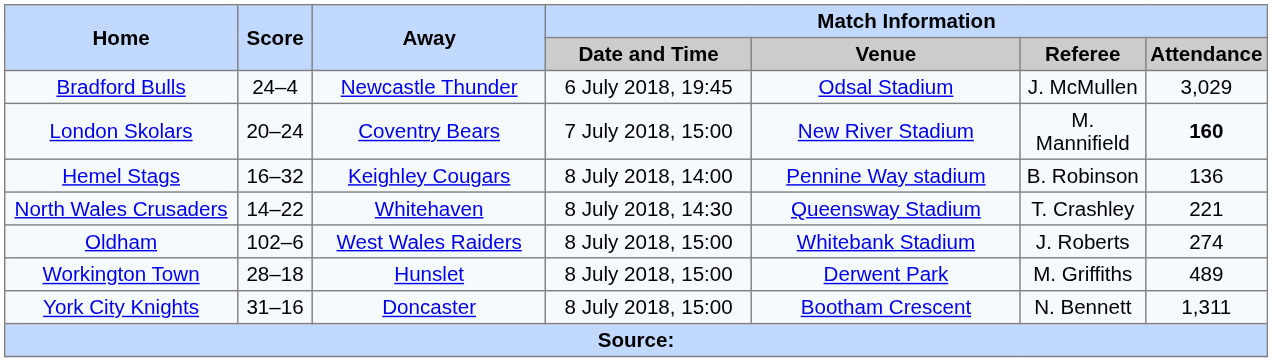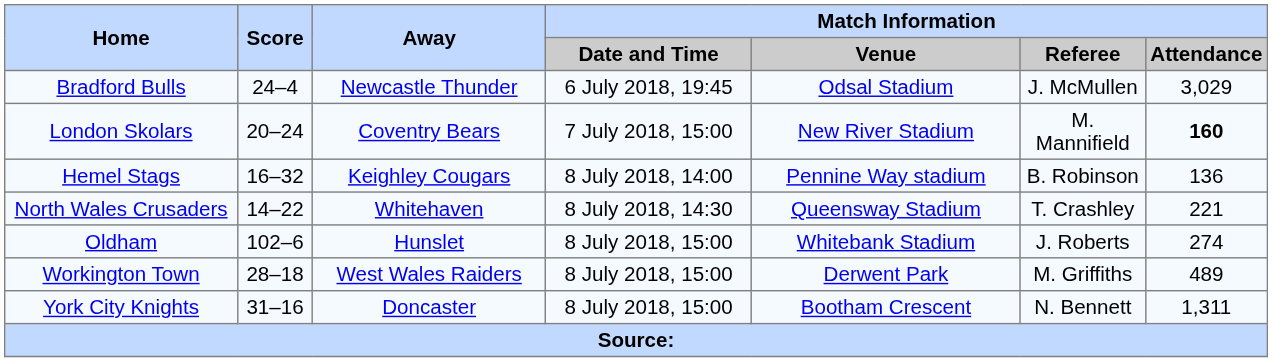(429, 241) West Wales Raiders -> (429, 241) Hunslet
(429, 274) Hunslet -> (429, 274) West Wales Raiders
